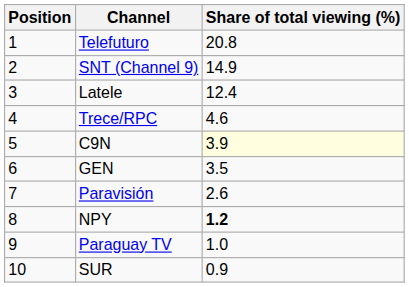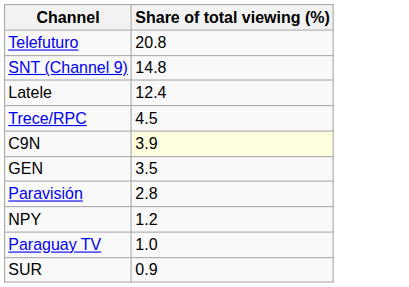- column: (40, 18)
(221, 68) 14.9 -> (151, 68) 14.8
(217, 119) 4.6 -> (146, 119) 4.5
(217, 194) 2.6 -> (146, 194) 2.8
(217, 220) bold -> (146, 220) normal
